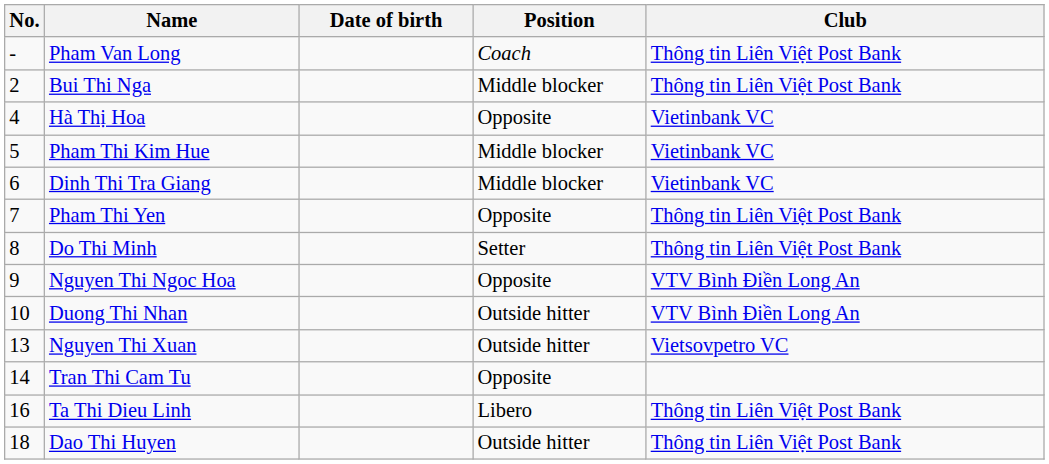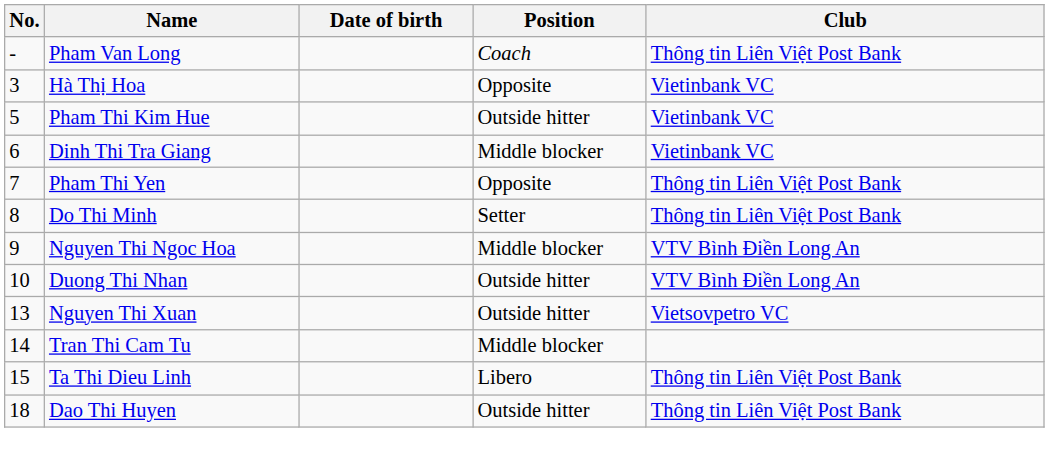- row: (100, 85)
(14, 118) 4 -> (14, 85) 3
(540, 150) Middle blocker -> (533, 118) Outside hitter
(514, 280) Opposite -> (540, 248) Middle blocker
(514, 378) Opposite -> (540, 345) Middle blocker
(20, 410) 16 -> (20, 378) 15
